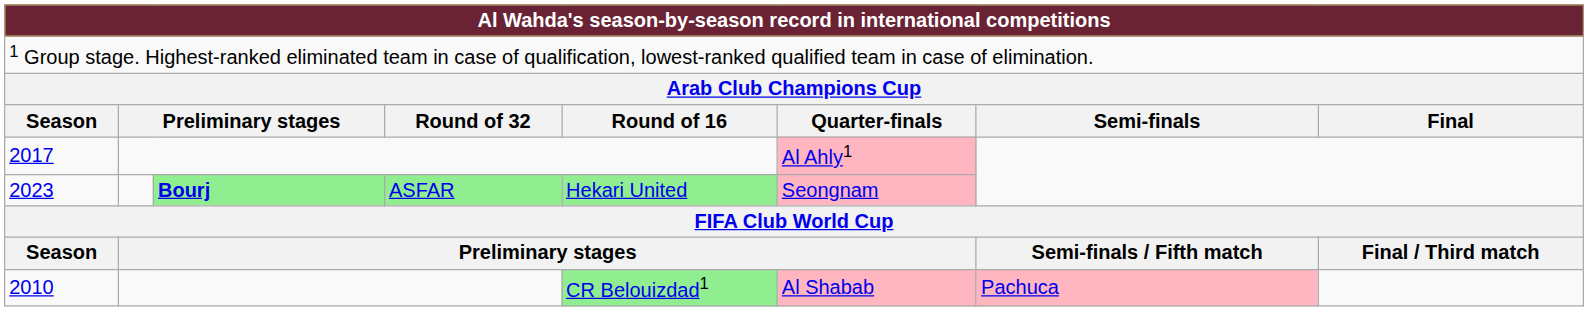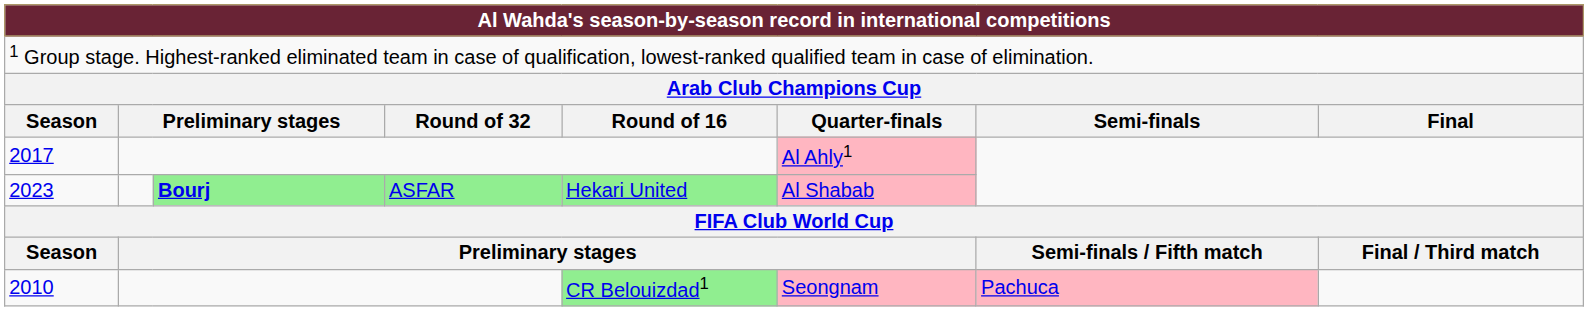(830, 189) Seongnam -> (828, 189) Al Shabab
(828, 287) Al Shabab -> (830, 287) Seongnam
